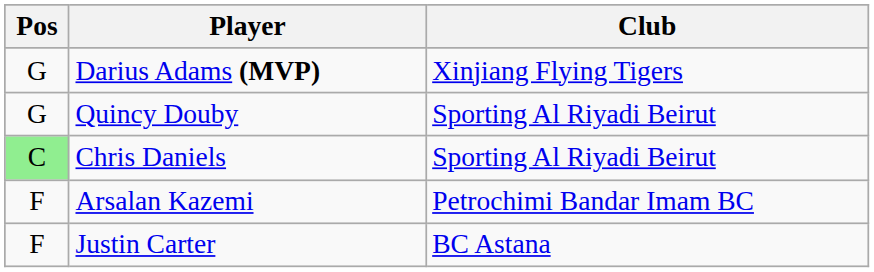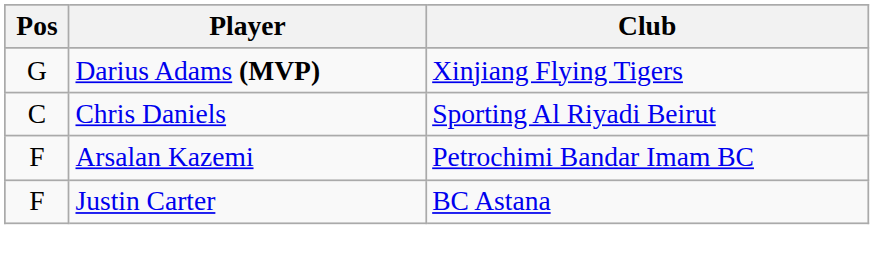- row: (157, 113)
(37, 157) lightgreen background -> (37, 113) no background
